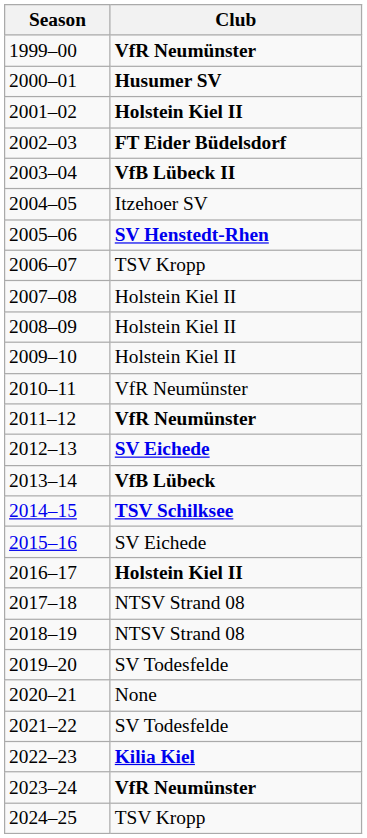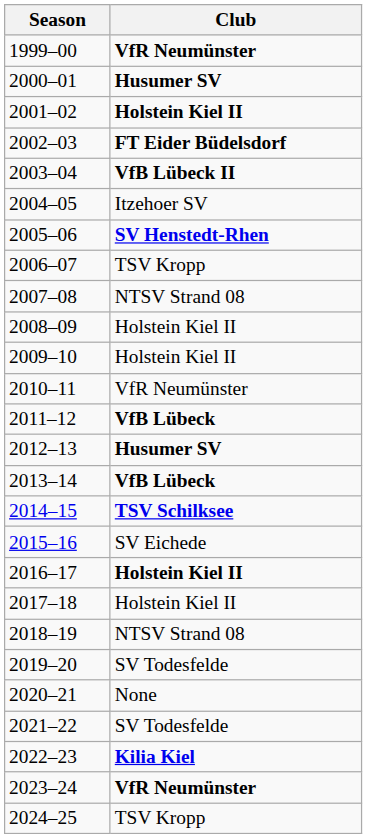(176, 296) Holstein Kiel II -> (180, 296) NTSV Strand 08
(186, 419) VfR Neumünster -> (165, 419) VfB Lübeck
(162, 449) SV Eichede -> (168, 449) Husumer SV
(180, 603) NTSV Strand 08 -> (176, 603) Holstein Kiel II
